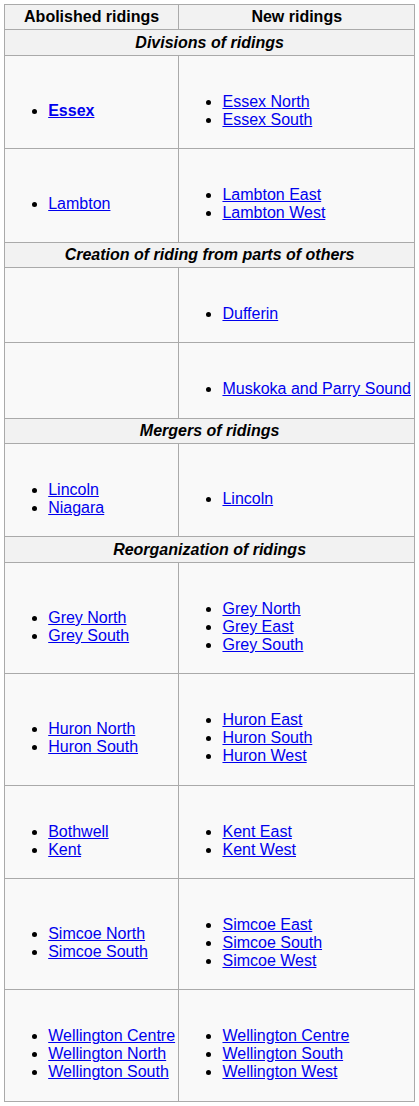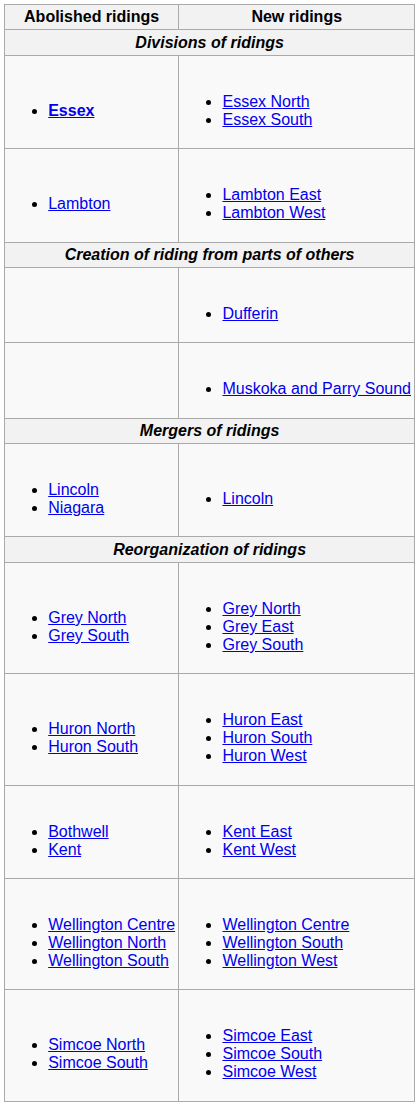rows swapped: (297, 943) <-> (297, 1054)
